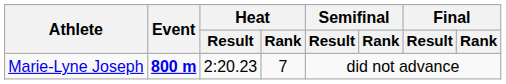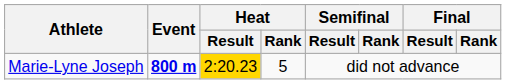(231, 67) no background -> (231, 67) gold background
(283, 67) 7 -> (283, 67) 5
